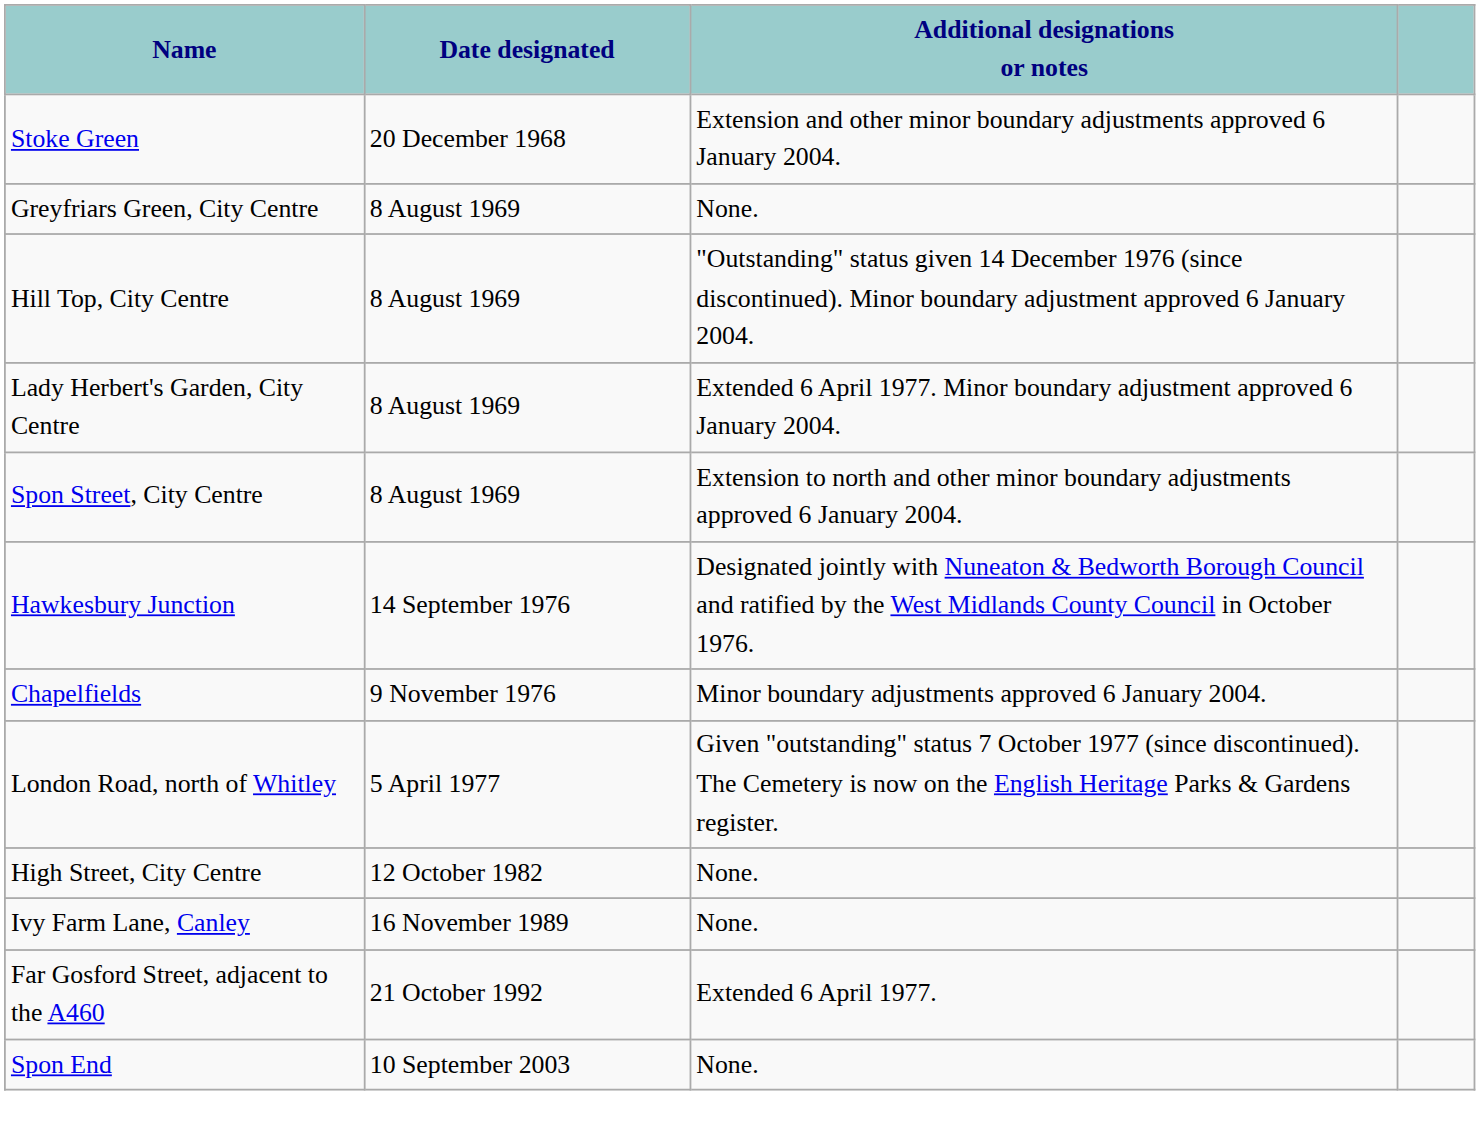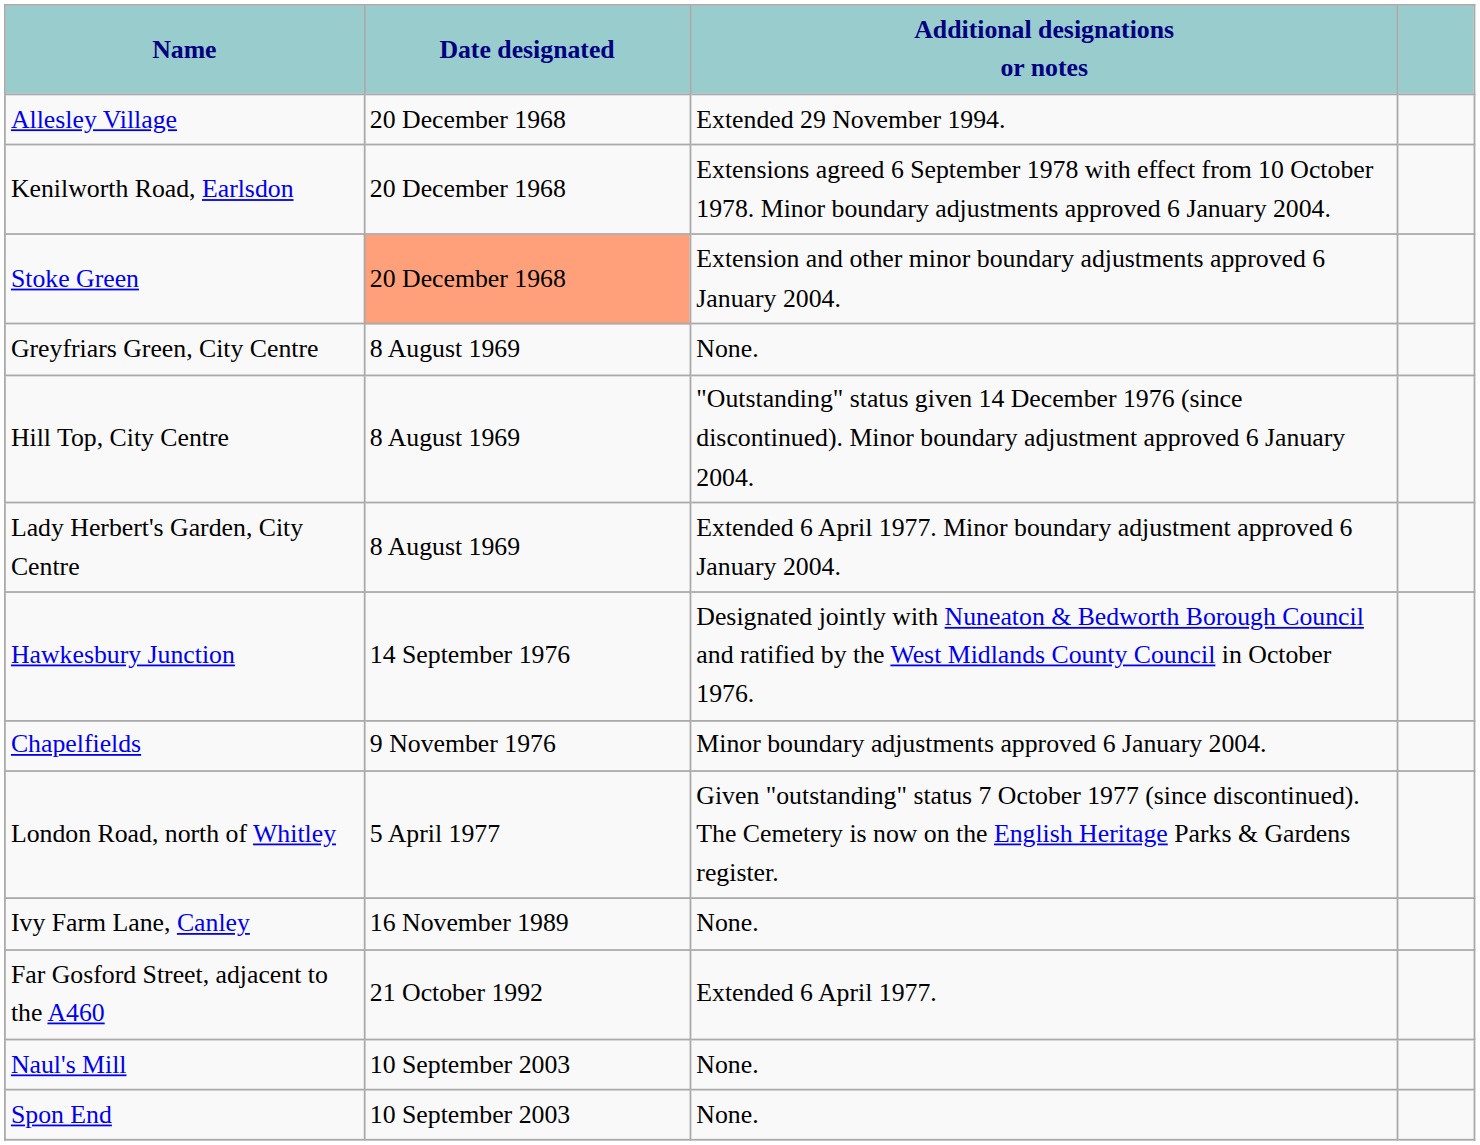+ row: (94, 119)
+ row: (152, 189)
(468, 138) no background -> (468, 278) lightsalmon background
- row: (137, 495)
- row: (136, 872)
+ row: (69, 1063)
